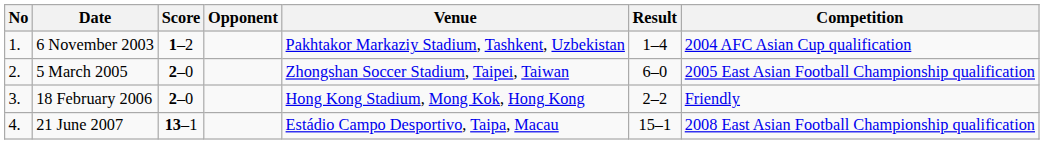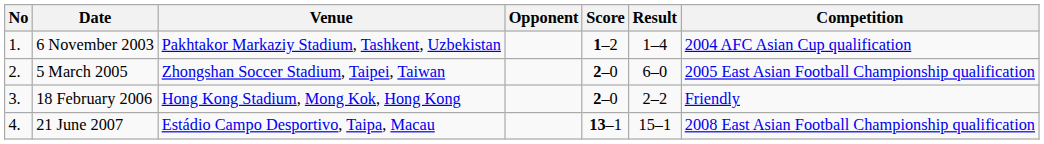columns swapped: (455, 17) <-> (181, 17)
